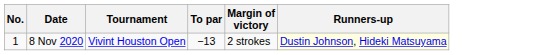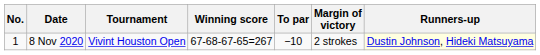+ column: (231, 19)
(206, 42) −13 -> (293, 42) −10
